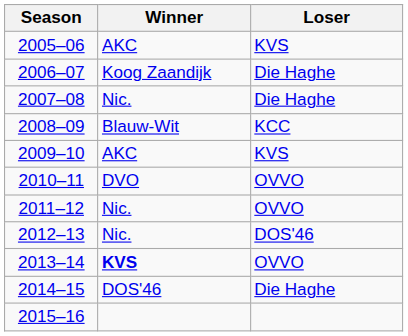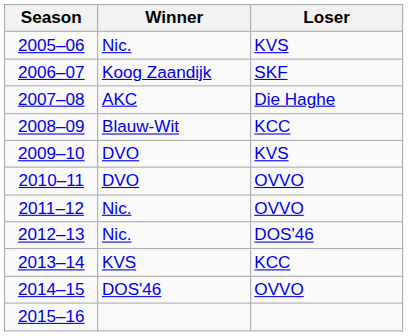(120, 45) AKC -> (117, 45) Nic.
(295, 72) Die Haghe -> (271, 72) SKF
(117, 99) Nic. -> (120, 99) AKC
(120, 153) AKC -> (121, 153) DVO
(120, 262) bold -> (119, 262) normal
(279, 262) OVVO -> (272, 262) KCC
(295, 289) Die Haghe -> (279, 289) OVVO
